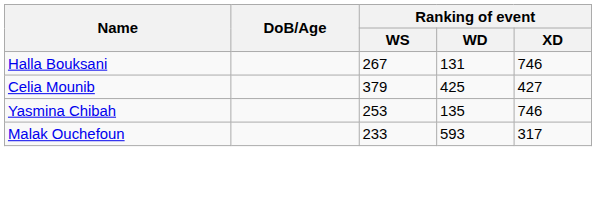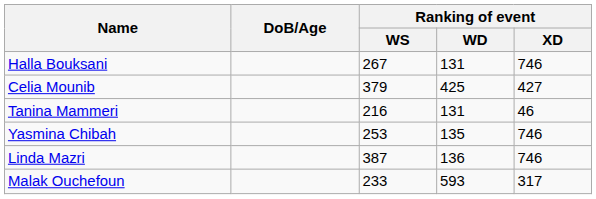+ row: (63, 111)
+ row: (46, 158)
